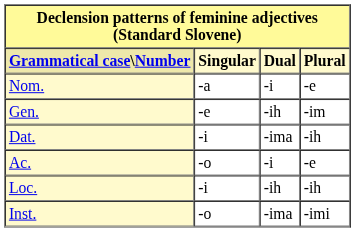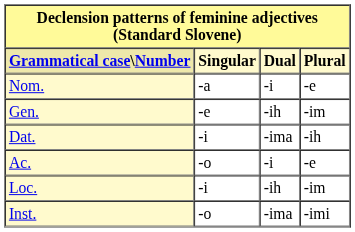(312, 188) -ih -> (315, 188) -im
